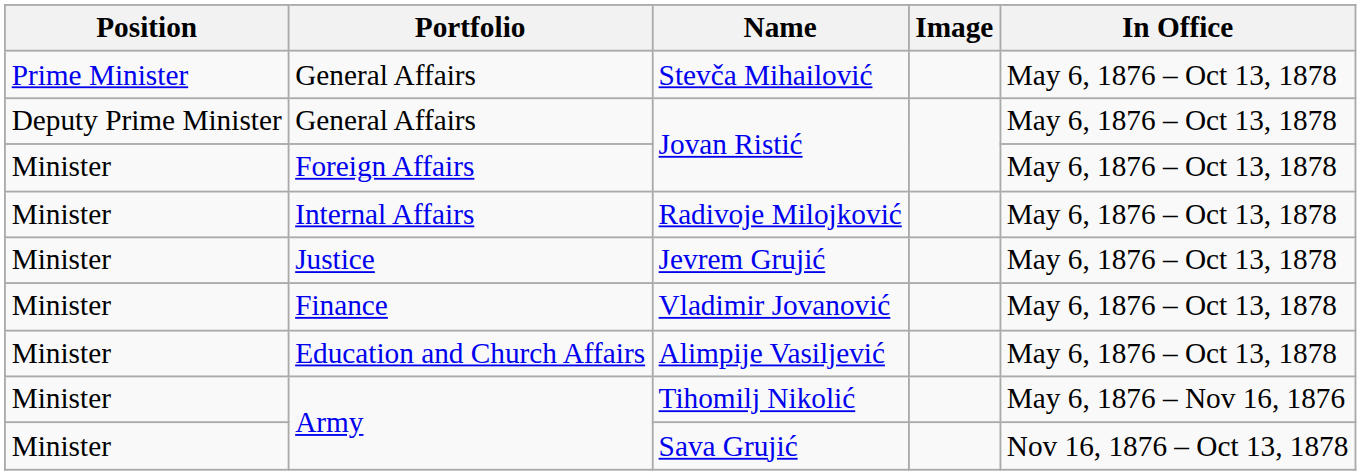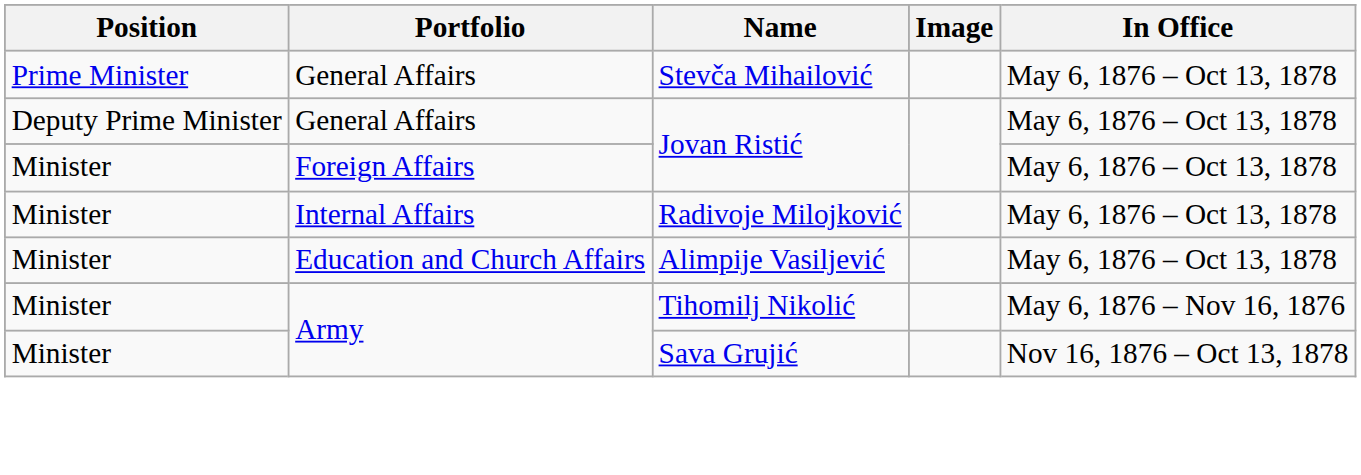- row: (335, 259)
- row: (342, 306)
